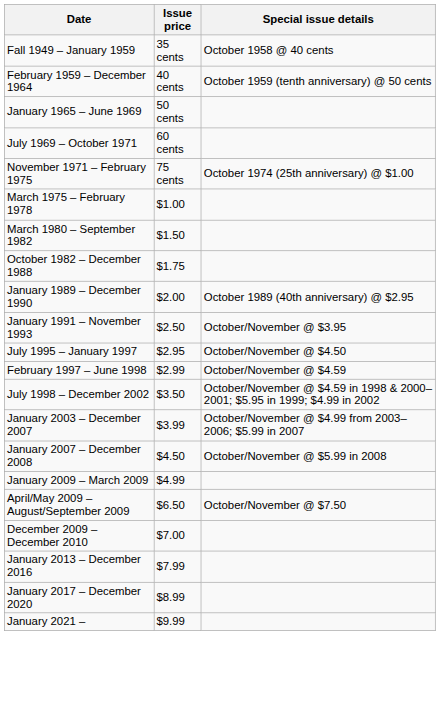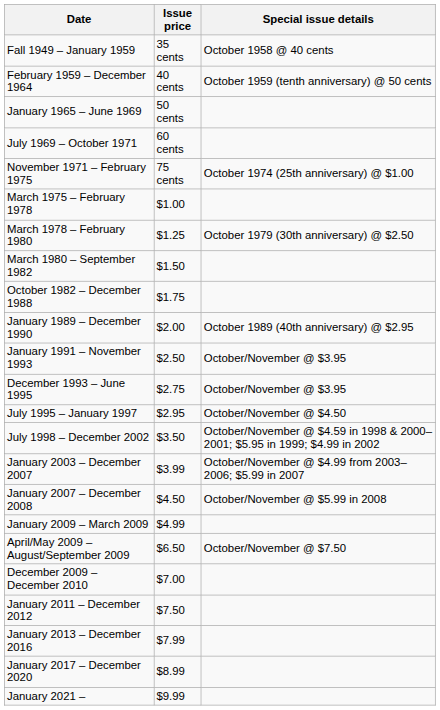+ row: (66, 235)
+ row: (66, 389)
- row: (77, 370)
+ row: (73, 610)
